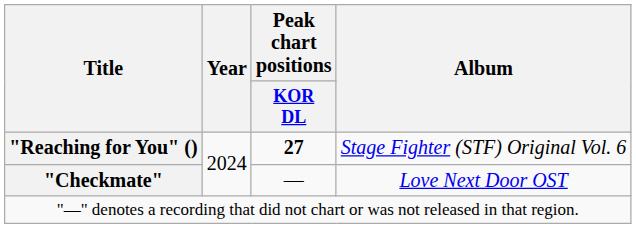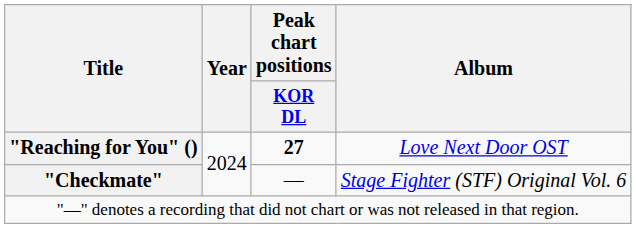(484, 148) Stage Fighter (STF) Original Vol. 6 -> (484, 148) Love Next Door OST
(484, 179) Love Next Door OST -> (484, 179) Stage Fighter (STF) Original Vol. 6
